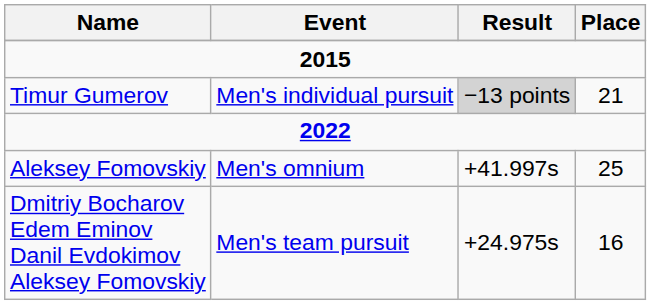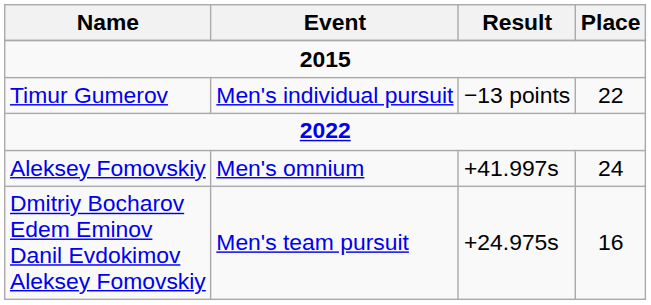(517, 95) lightgrey background -> (517, 95) no background
(611, 95) 21 -> (611, 95) 22
(611, 167) 25 -> (611, 167) 24
